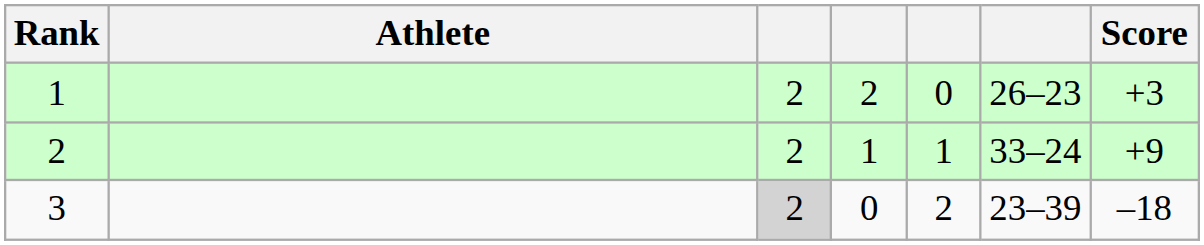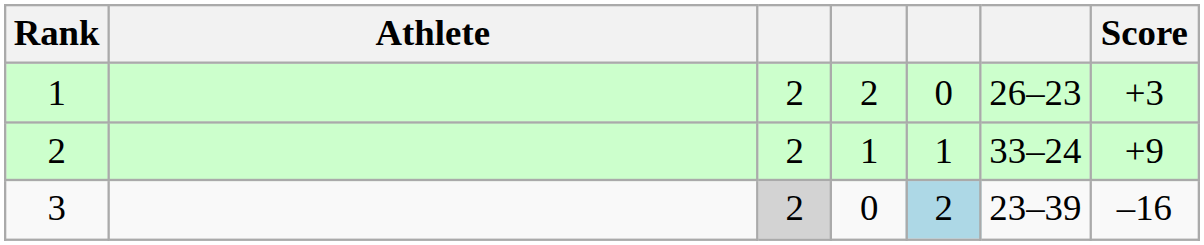(944, 208) no background -> (944, 208) lightblue background
(1144, 208) –18 -> (1144, 208) –16
